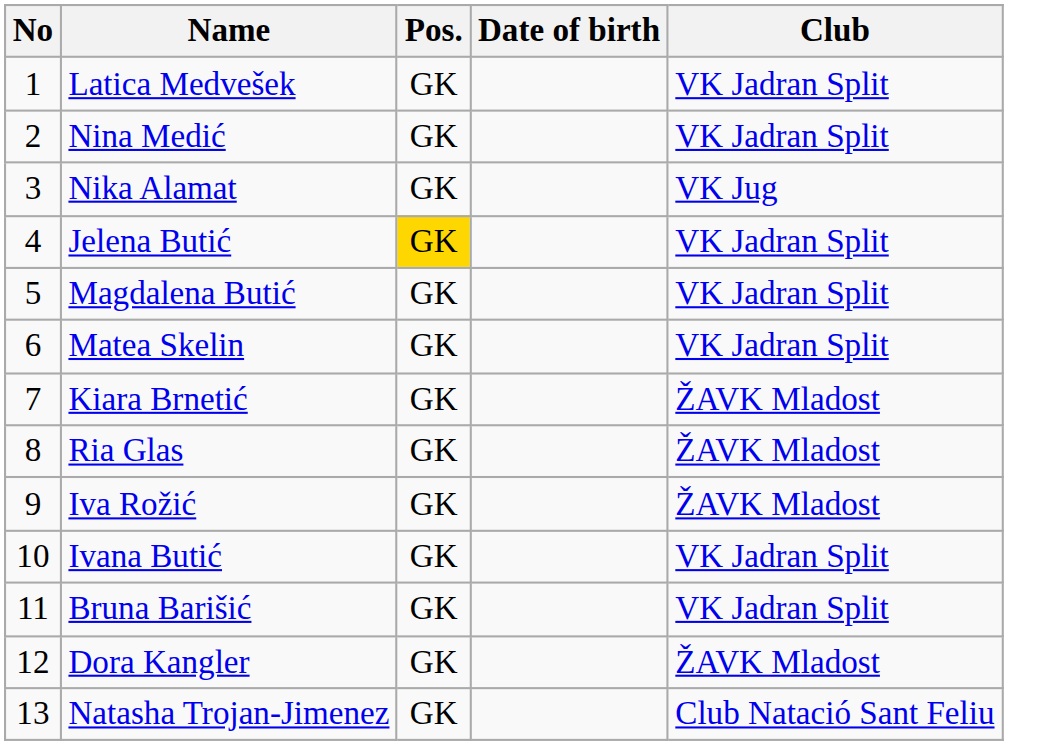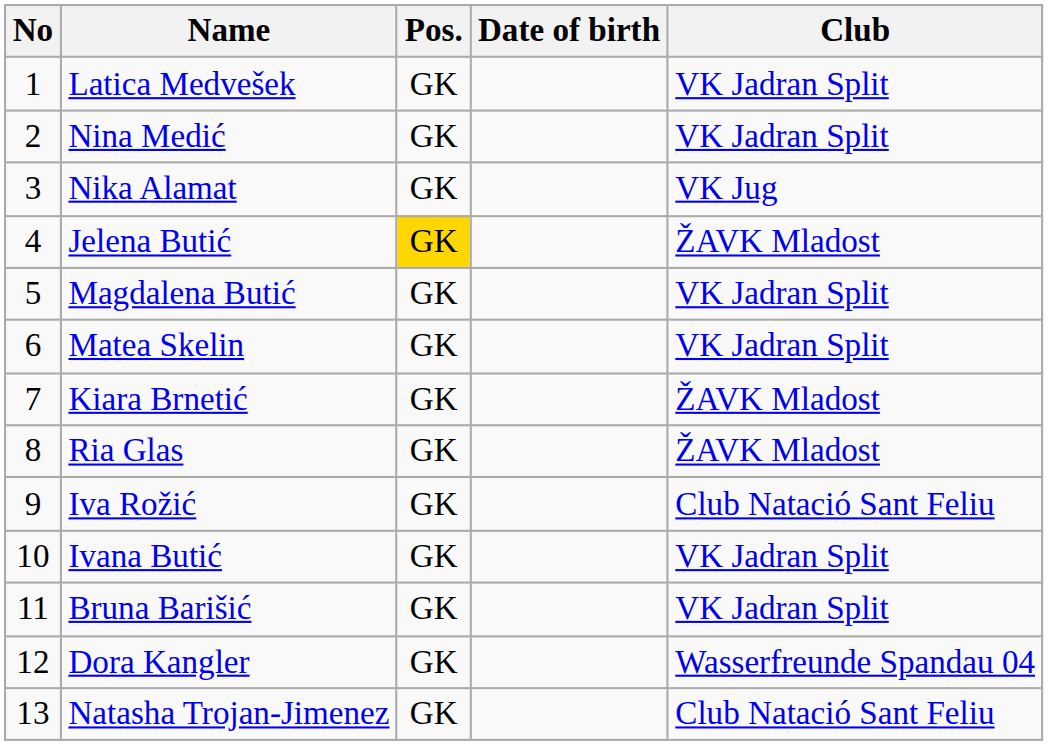(782, 240) VK Jadran Split -> (778, 240) ŽAVK Mladost
(778, 503) ŽAVK Mladost -> (835, 503) Club Natació Sant Feliu
(778, 661) ŽAVK Mladost -> (855, 661) Wasserfreunde Spandau 04
